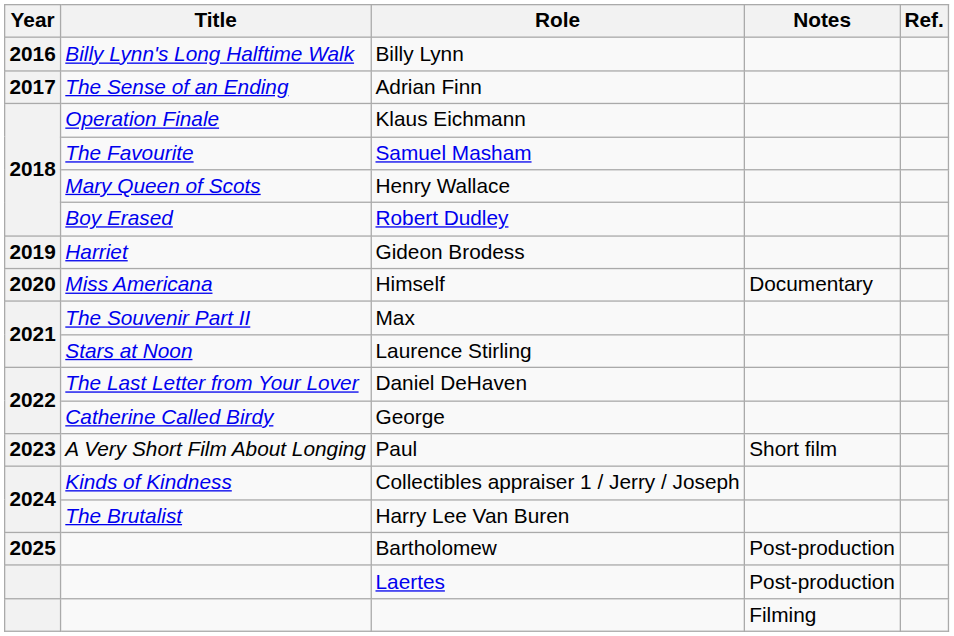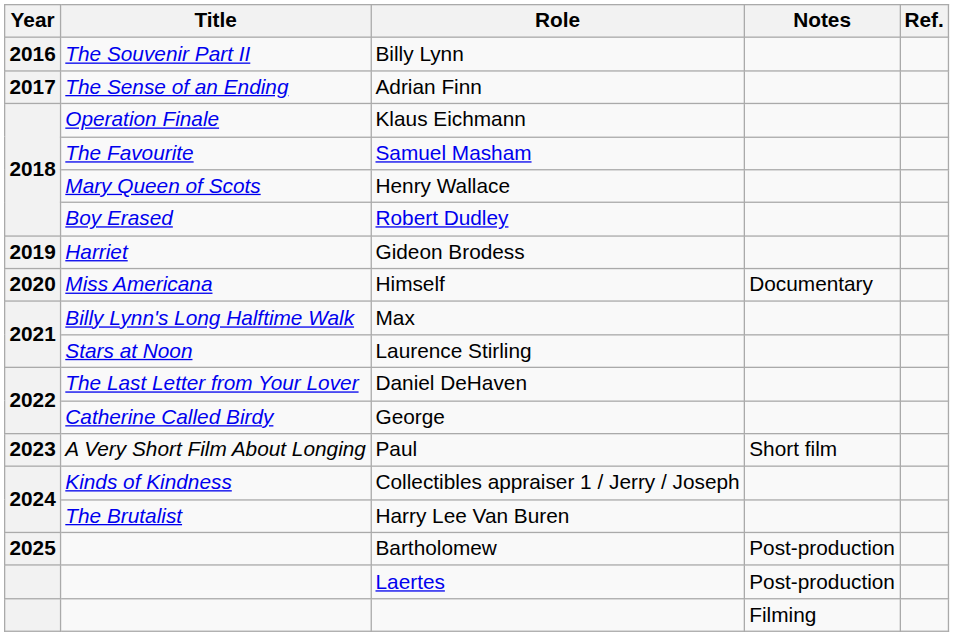(210, 53) Billy Lynn's Long Halftime Walk -> (158, 53) The Souvenir Part II
(158, 317) The Souvenir Part II -> (210, 317) Billy Lynn's Long Halftime Walk
